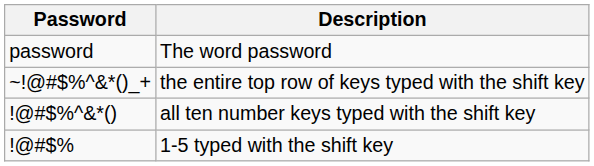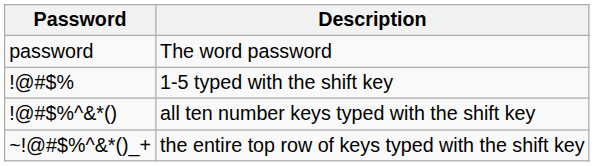rows swapped: (277, 144) <-> (372, 82)
